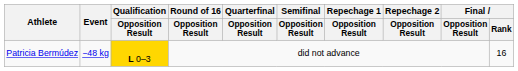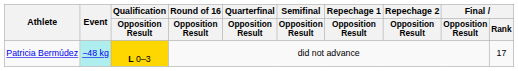(96, 54) no background -> (96, 54) paleturquoise background
(501, 54) 16 -> (501, 54) 17
